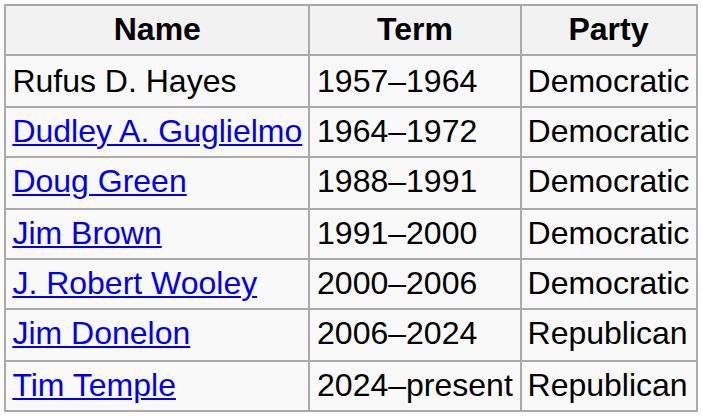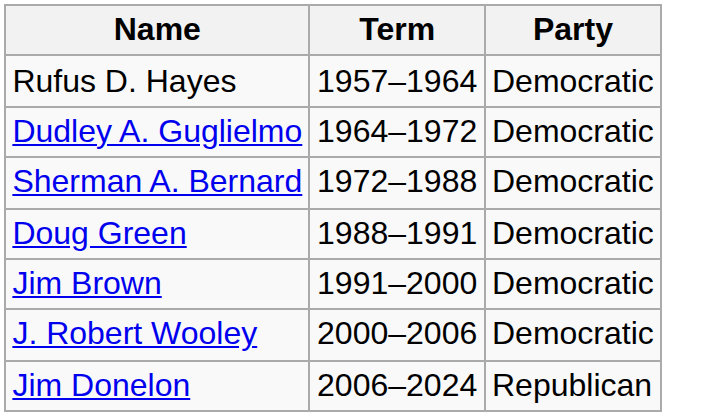+ row: (157, 182)
- row: (94, 385)
